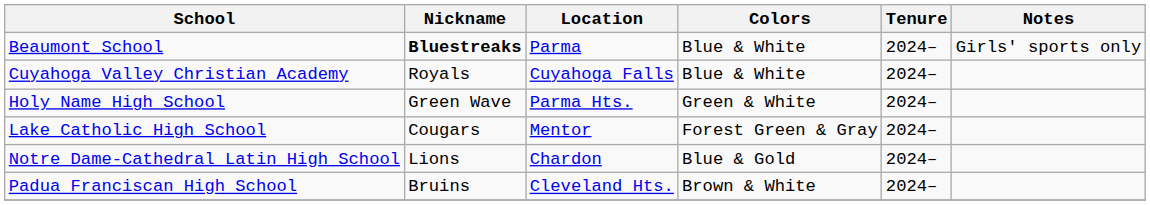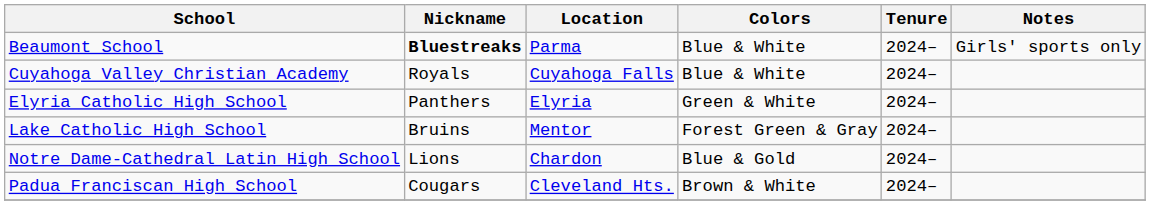+ row: (148, 103)
- row: (117, 103)
(444, 131) Cougars -> (439, 131) Bruins
(439, 186) Bruins -> (444, 186) Cougars
